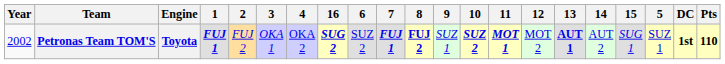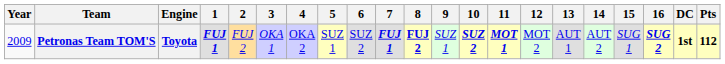columns swapped: (660, 14) <-> (333, 14)
(19, 41) 2002 -> (19, 41) 2009
(570, 41) bold -> (568, 41) normal
(709, 41) 110 -> (708, 41) 112
